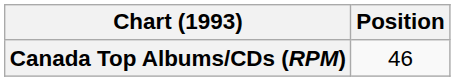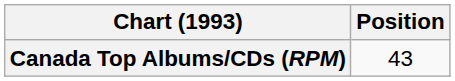(400, 57) 46 -> (400, 57) 43
